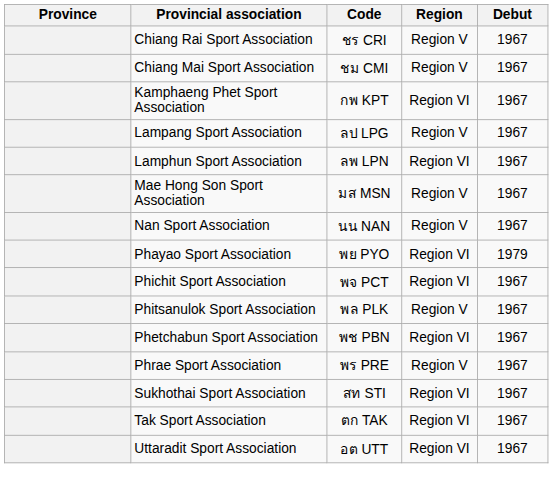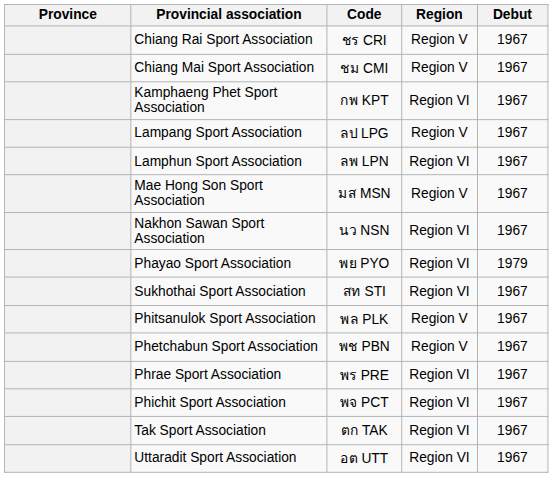+ row: (199, 230)
- row: (202, 226)
rows swapped: (210, 281) <-> (220, 393)
(439, 337) Region VI -> (439, 347) Region V
(439, 365) Region V -> (439, 374) Region VI
